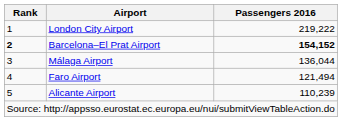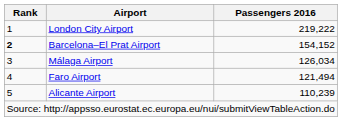(317, 44) bold -> (317, 44) normal
(317, 61) 136,044 -> (317, 61) 126,034
